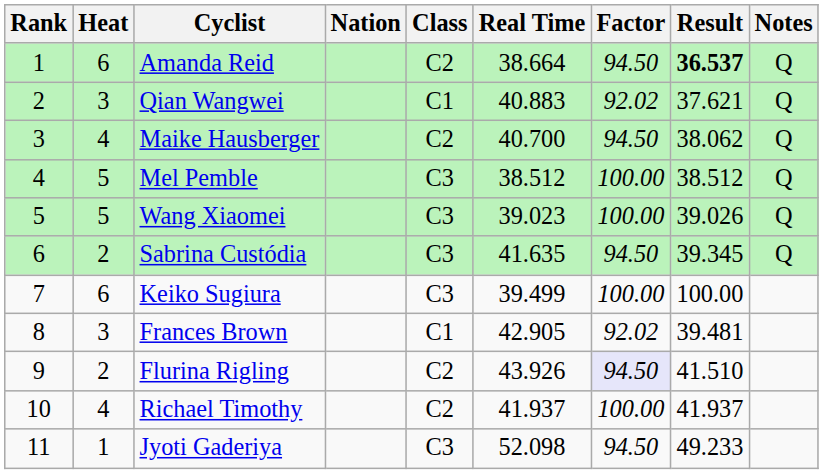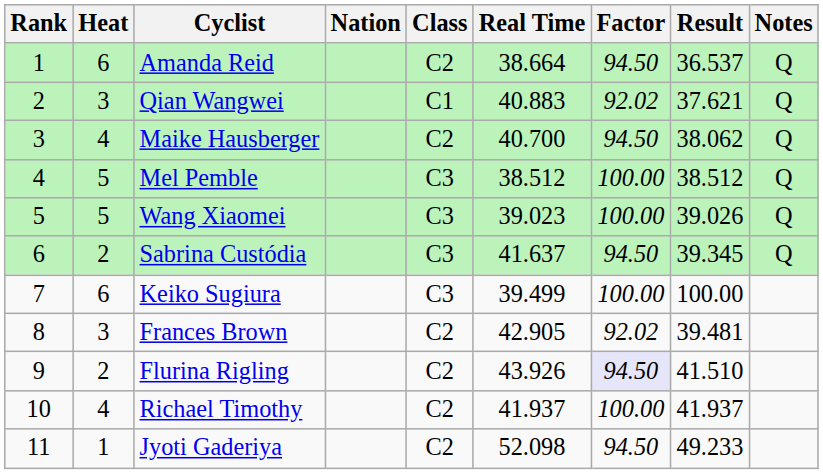(710, 62) bold -> (710, 62) normal
(532, 255) 41.635 -> (532, 255) 41.637
(440, 332) C1 -> (440, 332) C2
(440, 448) C3 -> (440, 448) C2
